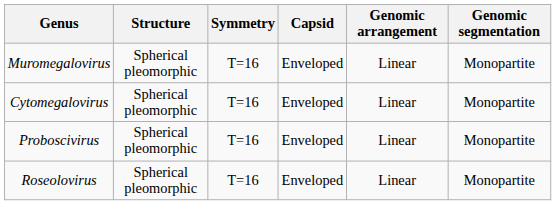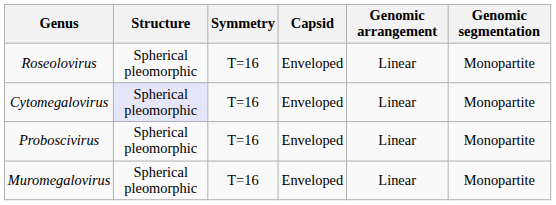rows swapped: (59, 180) <-> (59, 63)
(161, 102) no background -> (161, 102) lavender background
